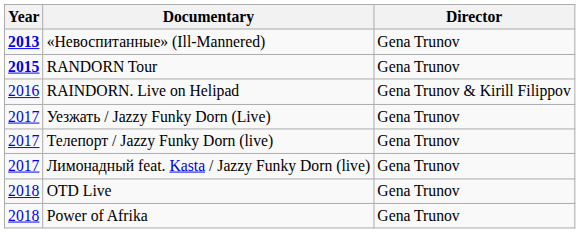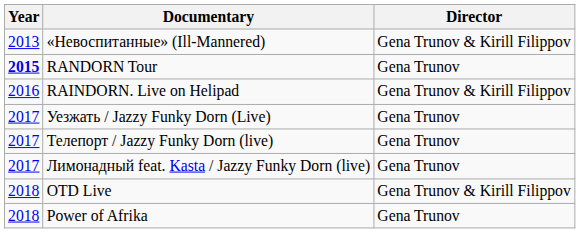(24, 41) bold -> (24, 41) normal
(419, 41) Gena Trunov -> (474, 41) Gena Trunov & Kirill Filippov
(419, 191) Gena Trunov -> (474, 191) Gena Trunov & Kirill Filippov
